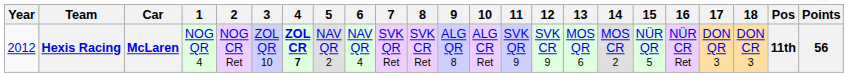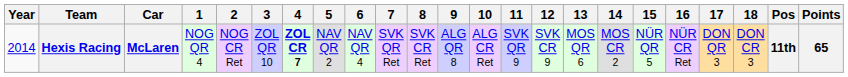(22, 48) 2012 -> (22, 48) 2014
(821, 48) 56 -> (821, 48) 65
